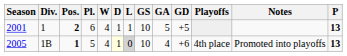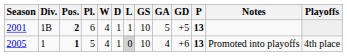columns swapped: (335, 12) <-> (212, 12)
(43, 28) 1 -> (46, 28) 1B
(46, 43) 1B -> (43, 43) 1
(119, 43) lightyellow background -> (119, 43) no background
